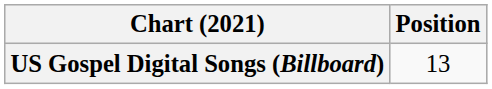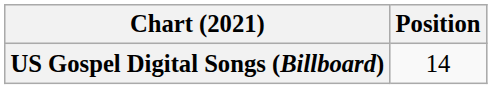(438, 63) 13 -> (438, 63) 14
